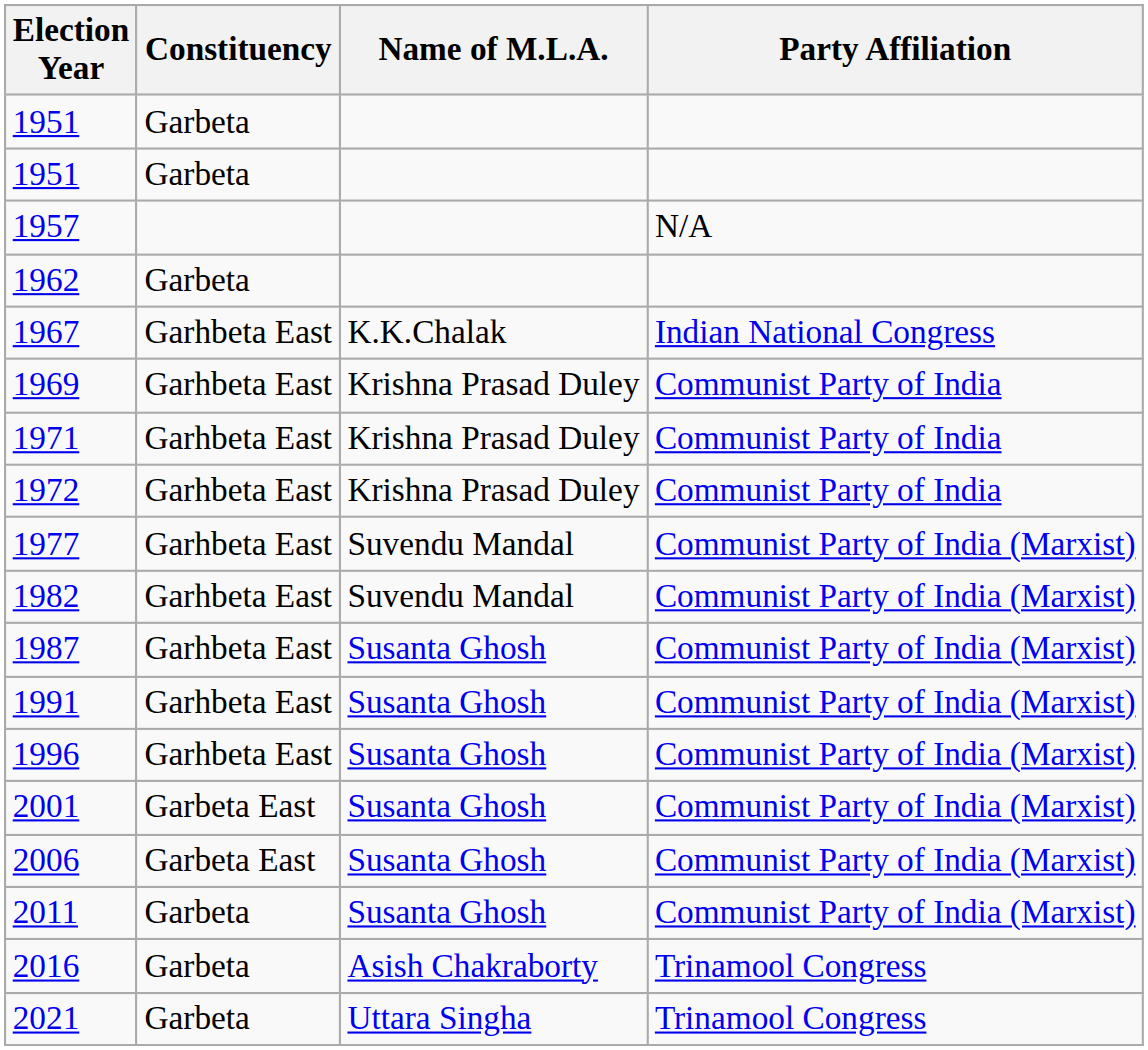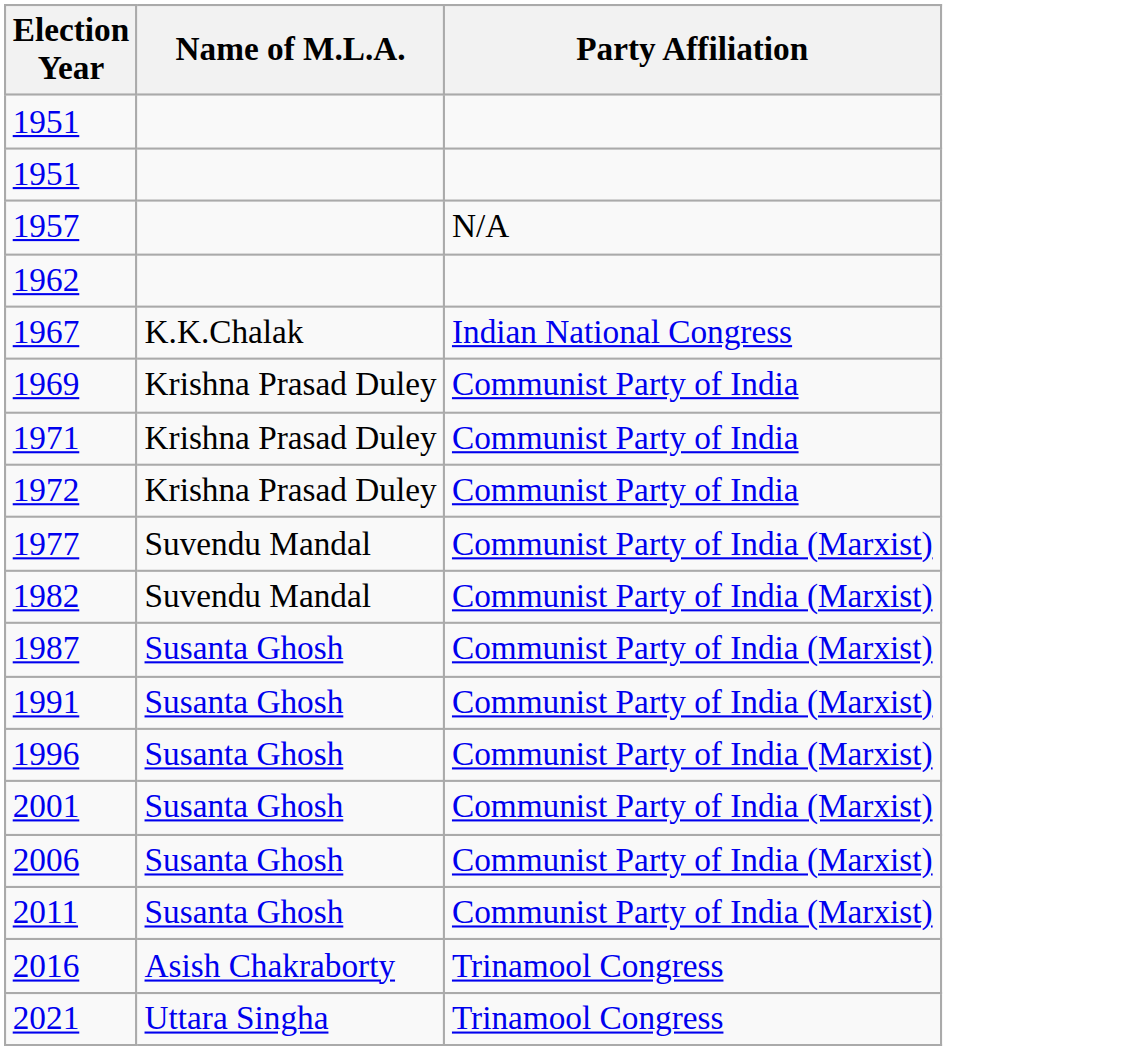- column: (238, 49)
